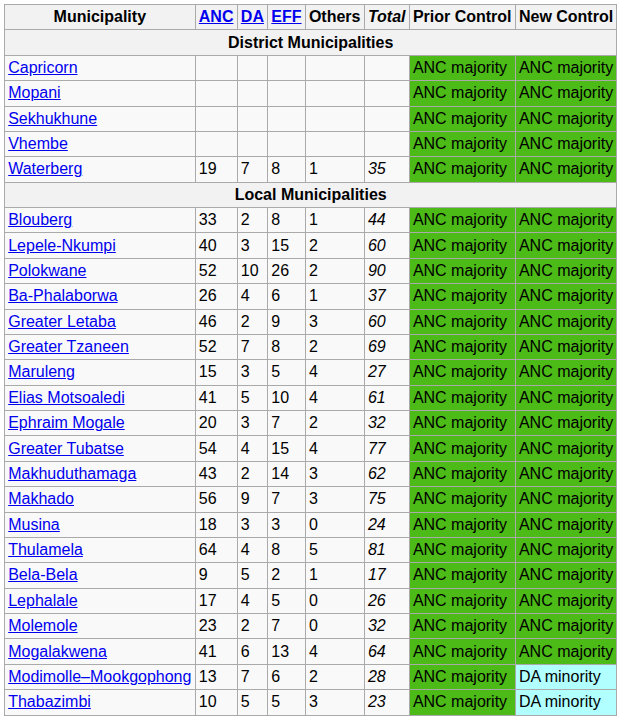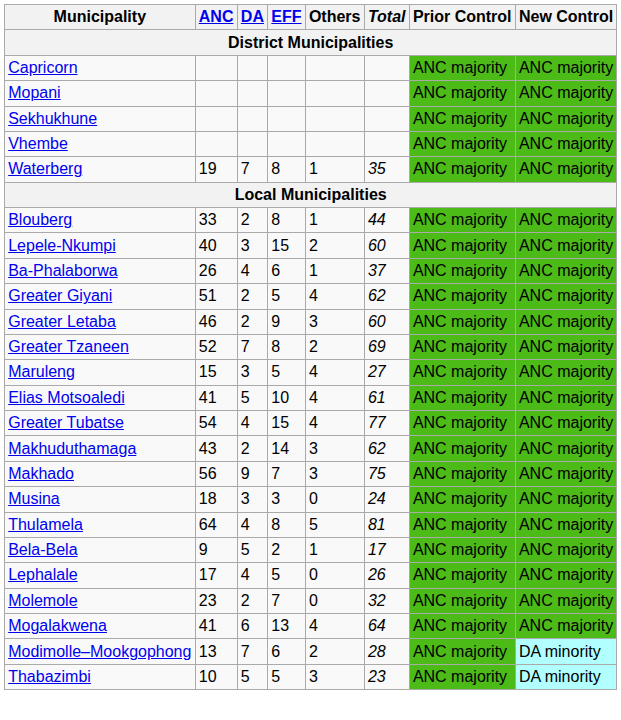- row: (47, 270)
+ row: (60, 296)
- row: (66, 423)
